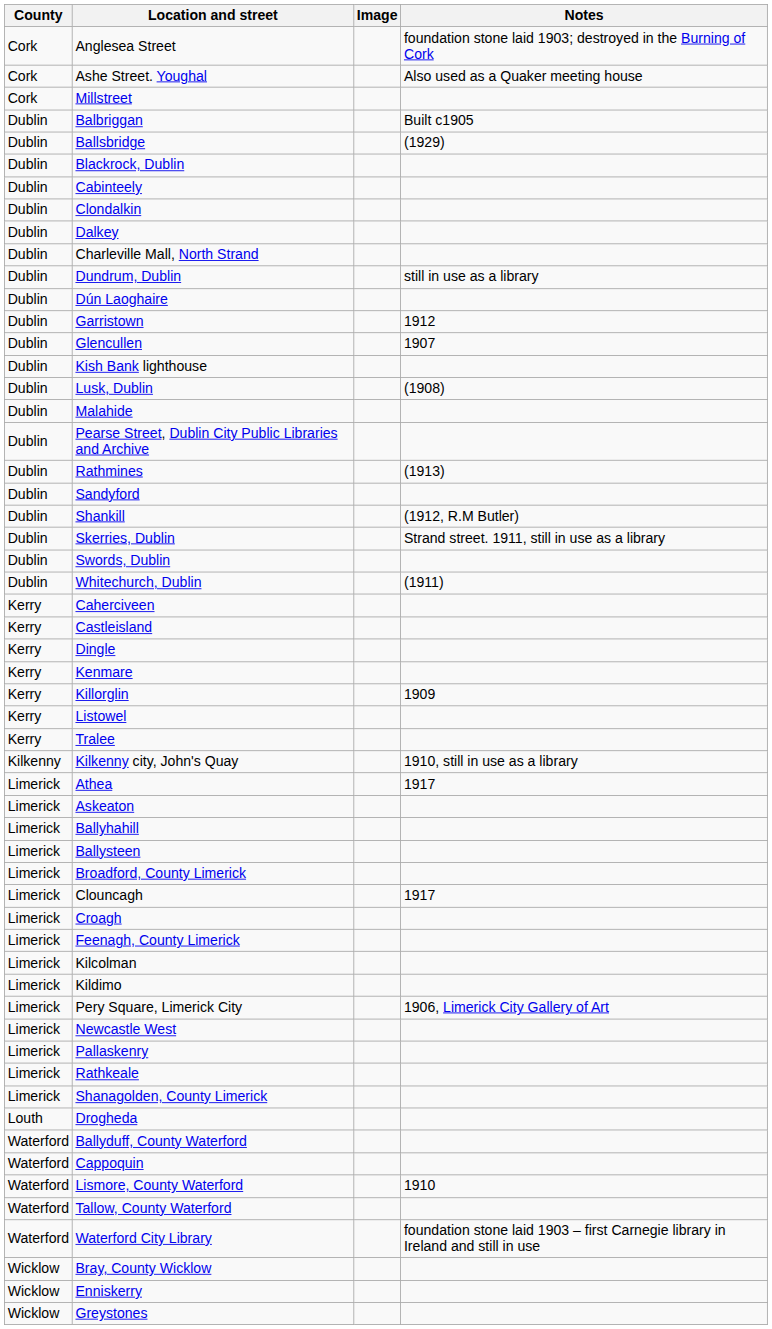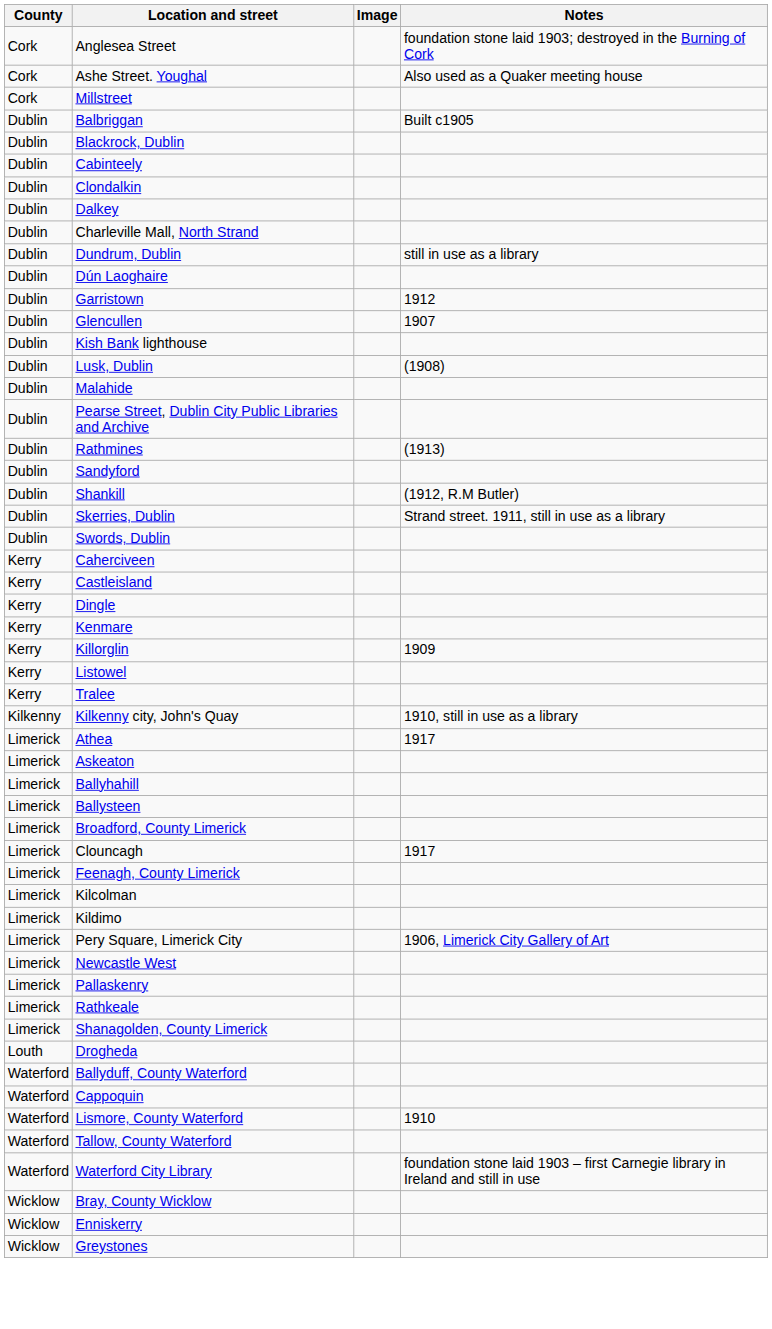- row: (110, 143)
- row: (138, 583)
- row: (99, 918)
